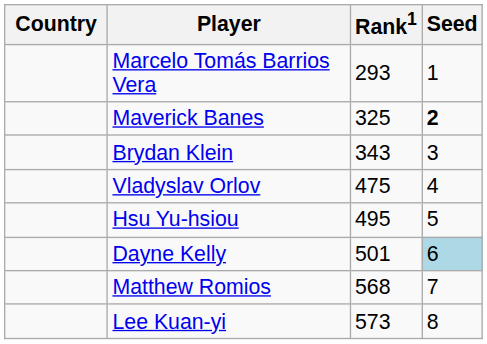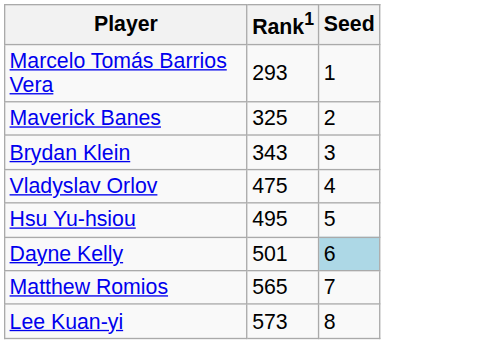- column: (56, 24)
(433, 118) bold -> (330, 118) normal
(373, 287) 568 -> (270, 287) 565
